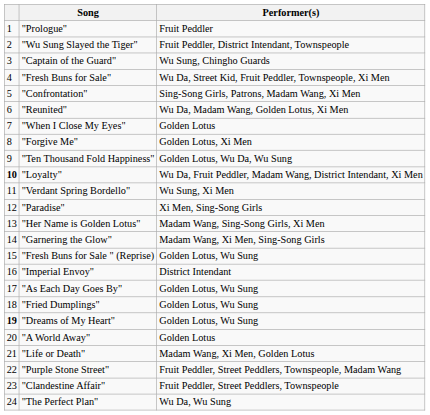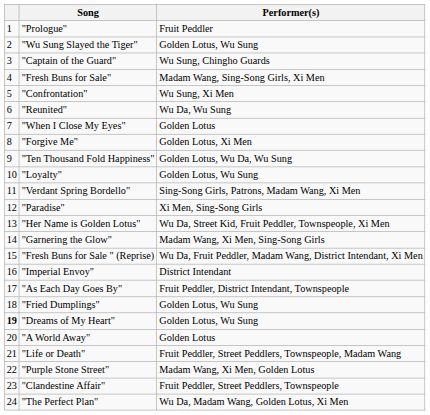(254, 45) Fruit Peddler, District Intendant, Townspeople -> (209, 45) Golden Lotus, Wu Sung
(274, 77) Wu Da, Street Kid, Fruit Peddler, Townspeople, Xi Men -> (242, 77) Madam Wang, Sing-Song Girls, Xi Men
(260, 93) Sing-Song Girls, Patrons, Madam Wang, Xi Men -> (197, 93) Wu Sung, Xi Men
(254, 110) Wu Da, Madam Wang, Golden Lotus, Xi Men -> (195, 110) Wu Da, Wu Sung
(12, 175) bold -> (12, 175) normal
(291, 175) Wu Da, Fruit Peddler, Madam Wang, District Intendant, Xi Men -> (209, 175) Golden Lotus, Wu Sung
(197, 191) Wu Sung, Xi Men -> (260, 191) Sing-Song Girls, Patrons, Madam Wang, Xi Men
(242, 223) Madam Wang, Sing-Song Girls, Xi Men -> (274, 223) Wu Da, Street Kid, Fruit Peddler, Townspeople, Xi Men
(209, 256) Golden Lotus, Wu Sung -> (291, 256) Wu Da, Fruit Peddler, Madam Wang, District Intendant, Xi Men
(209, 288) Golden Lotus, Wu Sung -> (254, 288) Fruit Peddler, District Intendant, Townspeople
(237, 353) Madam Wang, Xi Men, Golden Lotus -> (280, 353) Fruit Peddler, Street Peddlers, Townspeople, Madam Wang
(280, 369) Fruit Peddler, Street Peddlers, Townspeople, Madam Wang -> (237, 369) Madam Wang, Xi Men, Golden Lotus
(195, 402) Wu Da, Wu Sung -> (254, 402) Wu Da, Madam Wang, Golden Lotus, Xi Men
